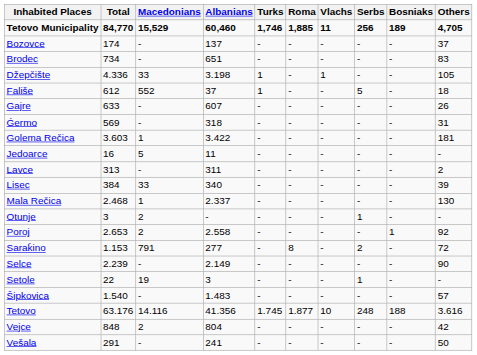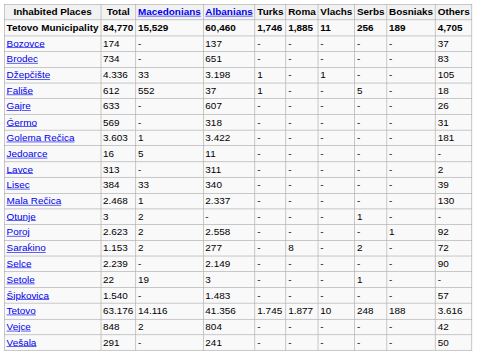(115, 232) 2.653 -> (115, 232) 2.623
(146, 248) 791 -> (141, 248) 2
